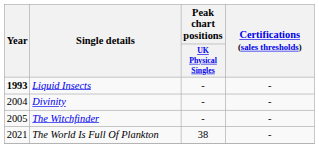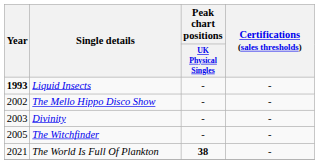+ row: (94, 102)
(17, 102) 2004 -> (17, 118) 2003
(203, 135) normal -> (203, 151) bold
